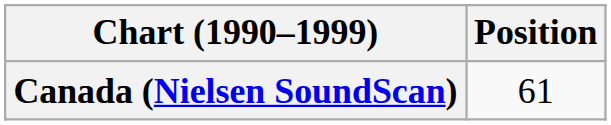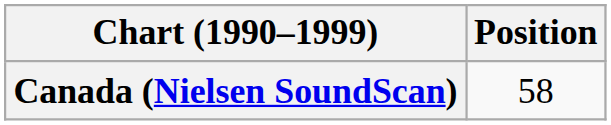(536, 89) 61 -> (536, 89) 58
